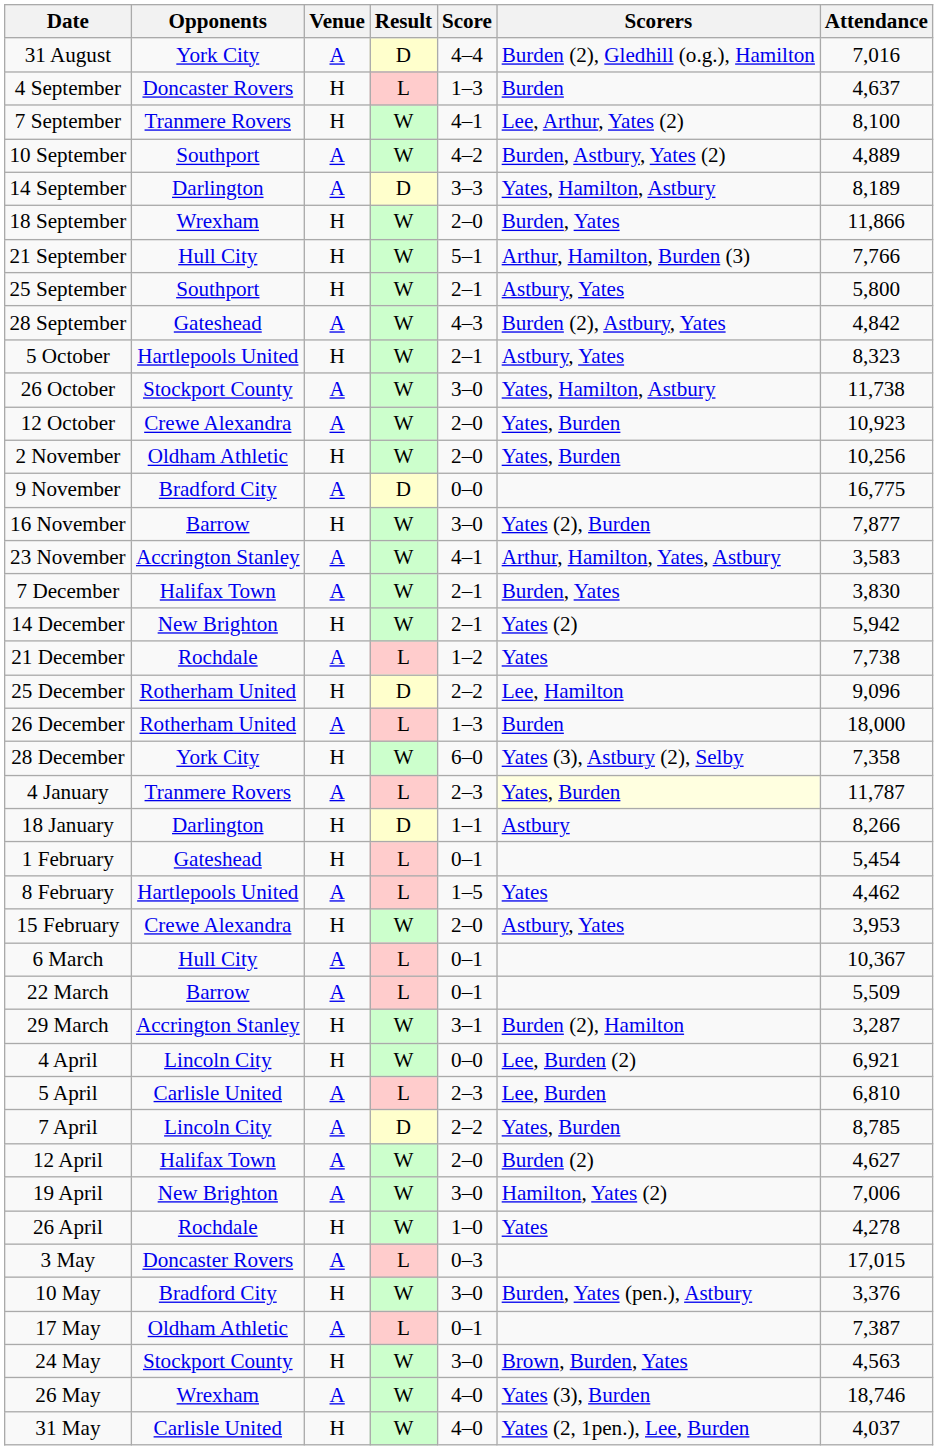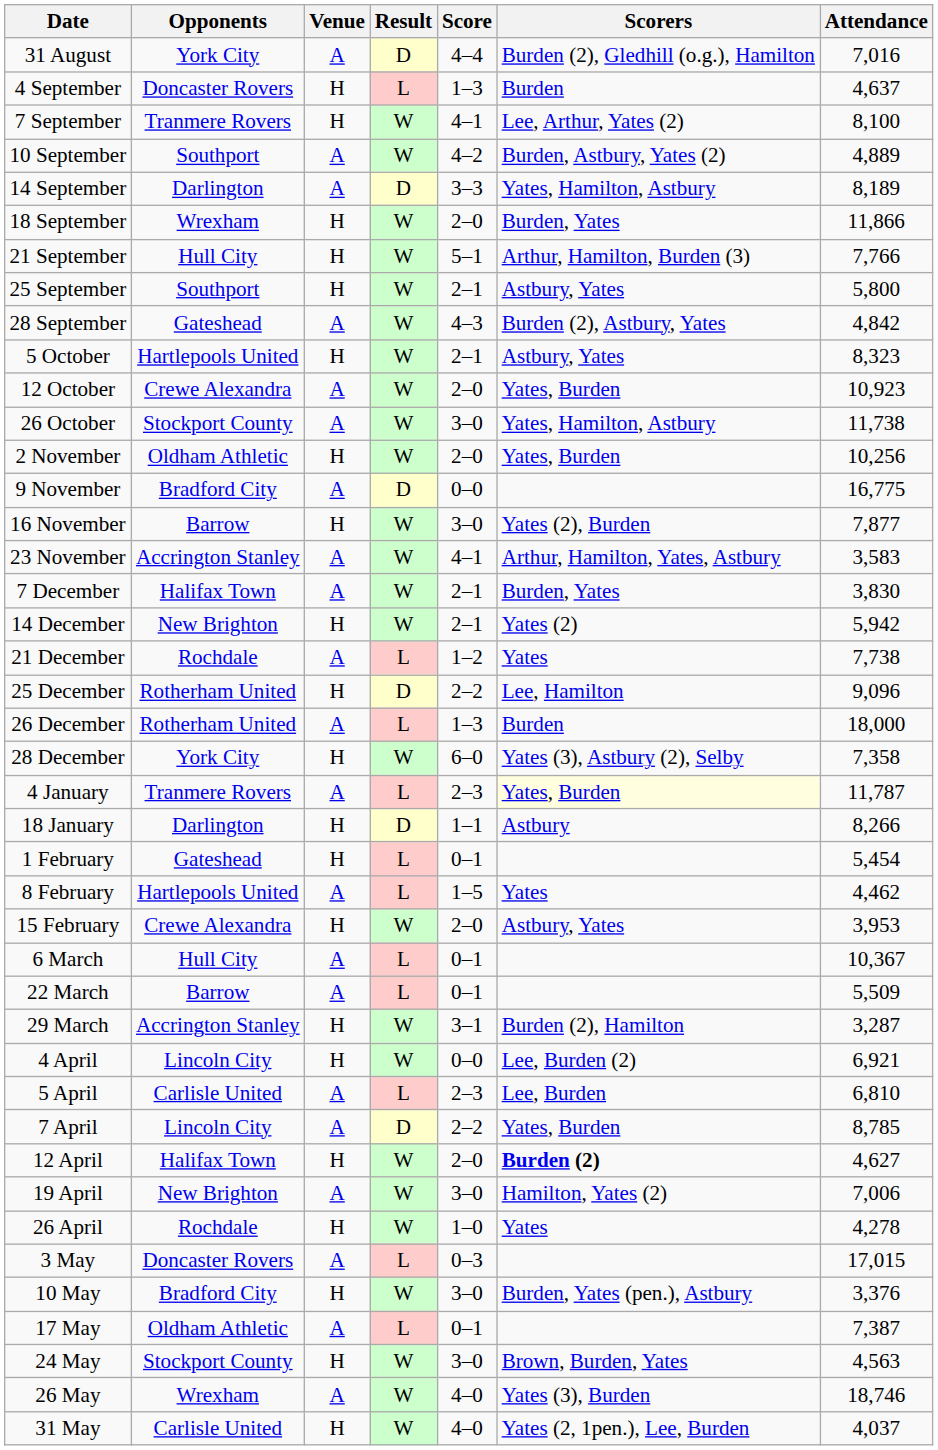rows swapped: (68, 423) <-> (68, 389)
(337, 1160) A -> (337, 1160) H
(548, 1160) normal -> (551, 1160) bold
